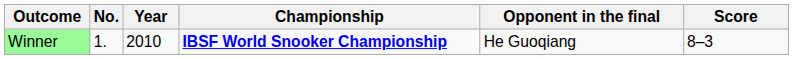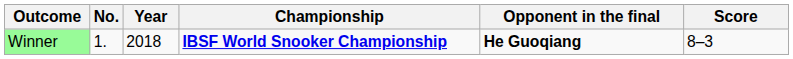(144, 41) 2010 -> (144, 41) 2018
(530, 41) normal -> (532, 41) bold
